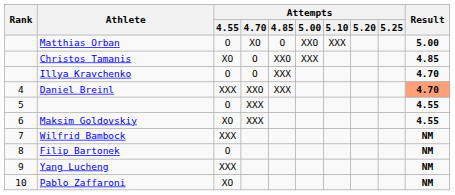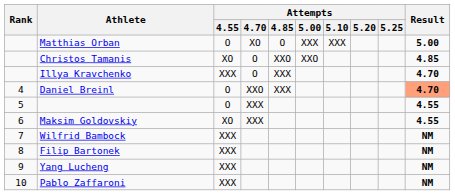(310, 43) XXO -> (310, 43) XXX
(310, 58) XXX -> (310, 58) XXO
(228, 74) O -> (228, 74) XXX
(228, 89) XXX -> (228, 89) O
(228, 151) O -> (228, 151) XXX
(228, 182) XO -> (228, 182) XXX
